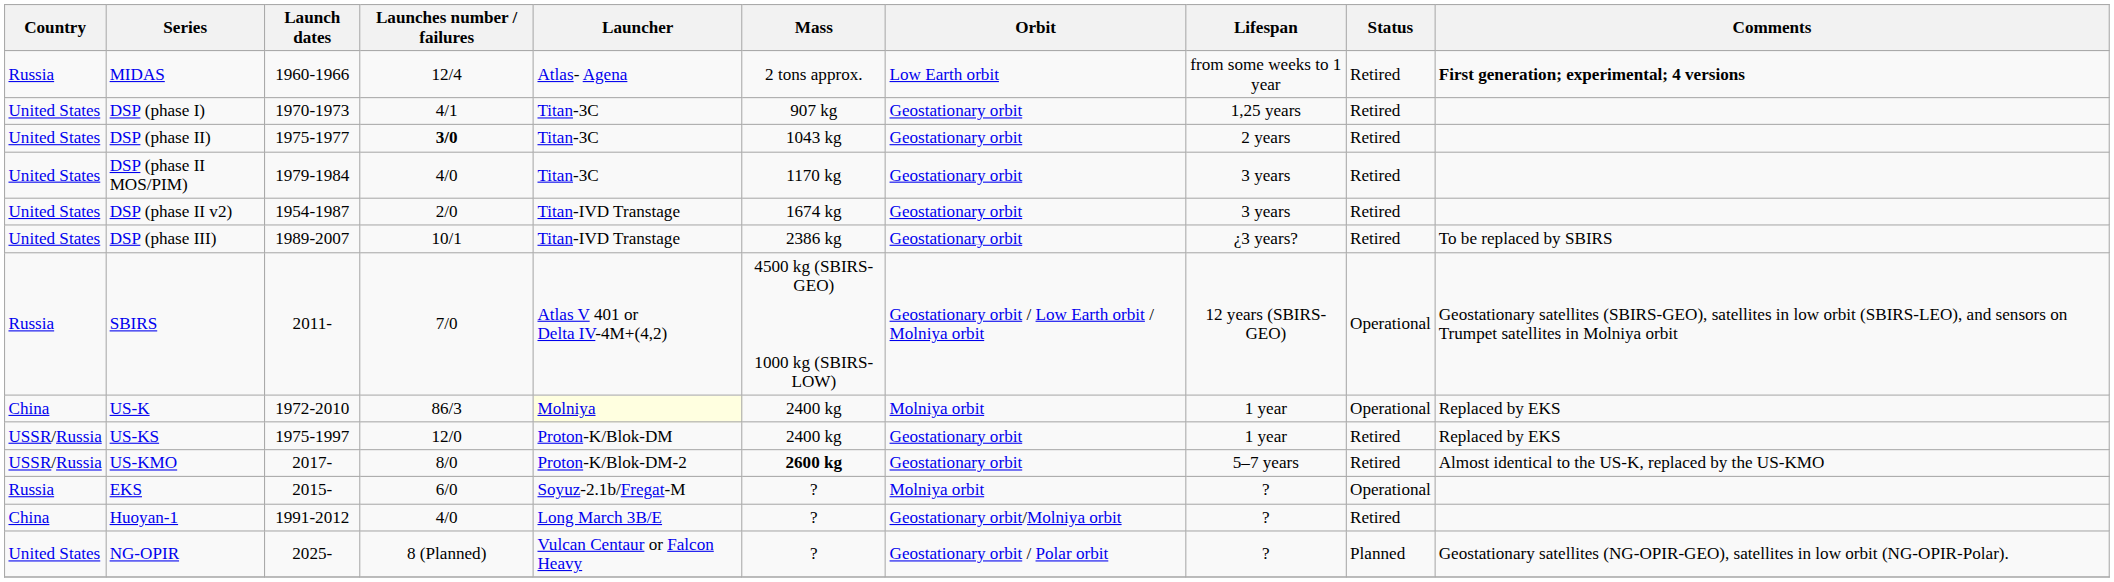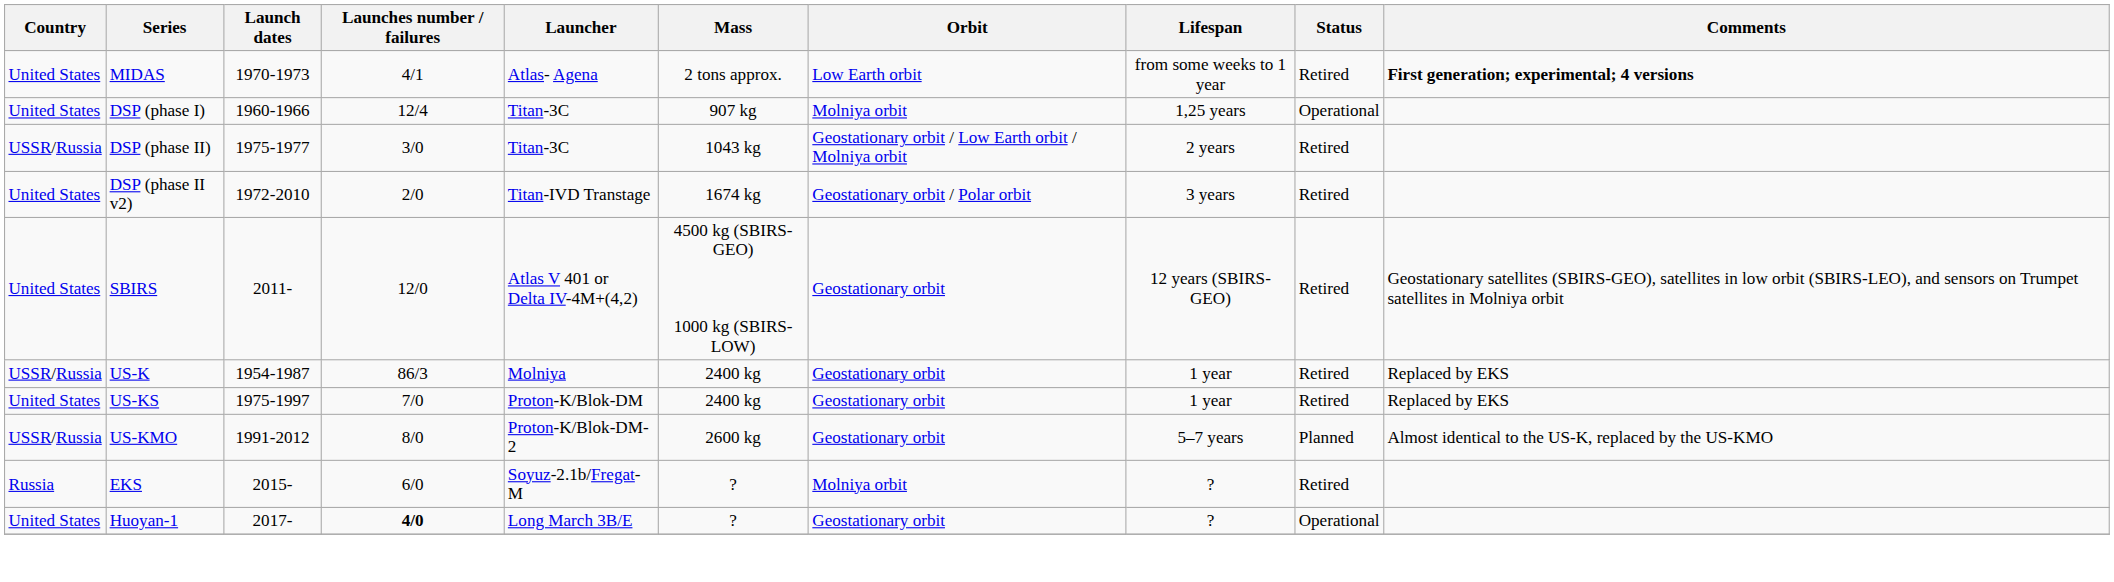(31, 74) Russia -> (54, 74) United States
(312, 74) 1960-1966 -> (273, 74) 1970-1973
(447, 74) 12/4 -> (413, 74) 4/1
(312, 110) 1970-1973 -> (273, 110) 1960-1966
(447, 110) 4/1 -> (413, 110) 12/4
(956, 110) Geostationary orbit -> (860, 110) Molniya orbit
(1375, 110) Retired -> (1339, 110) Operational
(54, 138) United States -> (55, 147) USSR/Russia
(447, 138) bold -> (413, 147) normal
(956, 138) Geostationary orbit -> (945, 147) Geostationary orbit / Low Earth orbit / Molniya orbit
- row: (157, 174)
(312, 211) 1954-1987 -> (273, 194) 1972-2010
(956, 211) Geostationary orbit -> (922, 194) Geostationary orbit / Polar orbit
- row: (163, 238)
(31, 323) Russia -> (54, 288) United States
(447, 323) 7/0 -> (413, 288) 12/0
(1022, 323) Geostationary orbit / Low Earth orbit / Molniya orbit -> (879, 288) Geostationary orbit
(1390, 323) Operational -> (1324, 288) Retired
(29, 408) China -> (55, 373) USSR/Russia
(312, 408) 1972-2010 -> (273, 373) 1954-1987
(567, 408) lightyellow background -> (537, 373) no background
(937, 408) Molniya orbit -> (879, 373) Geostationary orbit
(1390, 408) Operational -> (1324, 373) Retired
(55, 435) USSR/Russia -> (54, 400) United States
(447, 435) 12/0 -> (413, 400) 7/0
(312, 462) 2017- -> (273, 437) 1991-2012
(814, 462) bold -> (733, 437) normal
(1375, 462) Retired -> (1326, 437) Planned
(1390, 490) Operational -> (1324, 483) Retired
(29, 517) China -> (54, 520) United States
(312, 517) 1991-2012 -> (273, 520) 2017-
(447, 517) normal -> (413, 520) bold
(1006, 517) Geostationary orbit/Molniya orbit -> (879, 520) Geostationary orbit
(1375, 517) Retired -> (1339, 520) Operational
- row: (144, 554)
